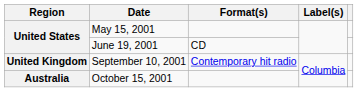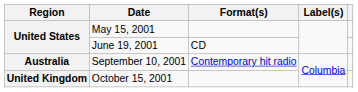(47, 62) United Kingdom -> (47, 62) Australia
(47, 78) Australia -> (47, 78) United Kingdom
